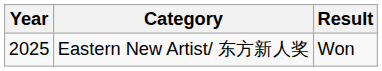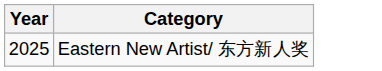- column: (345, 18)
